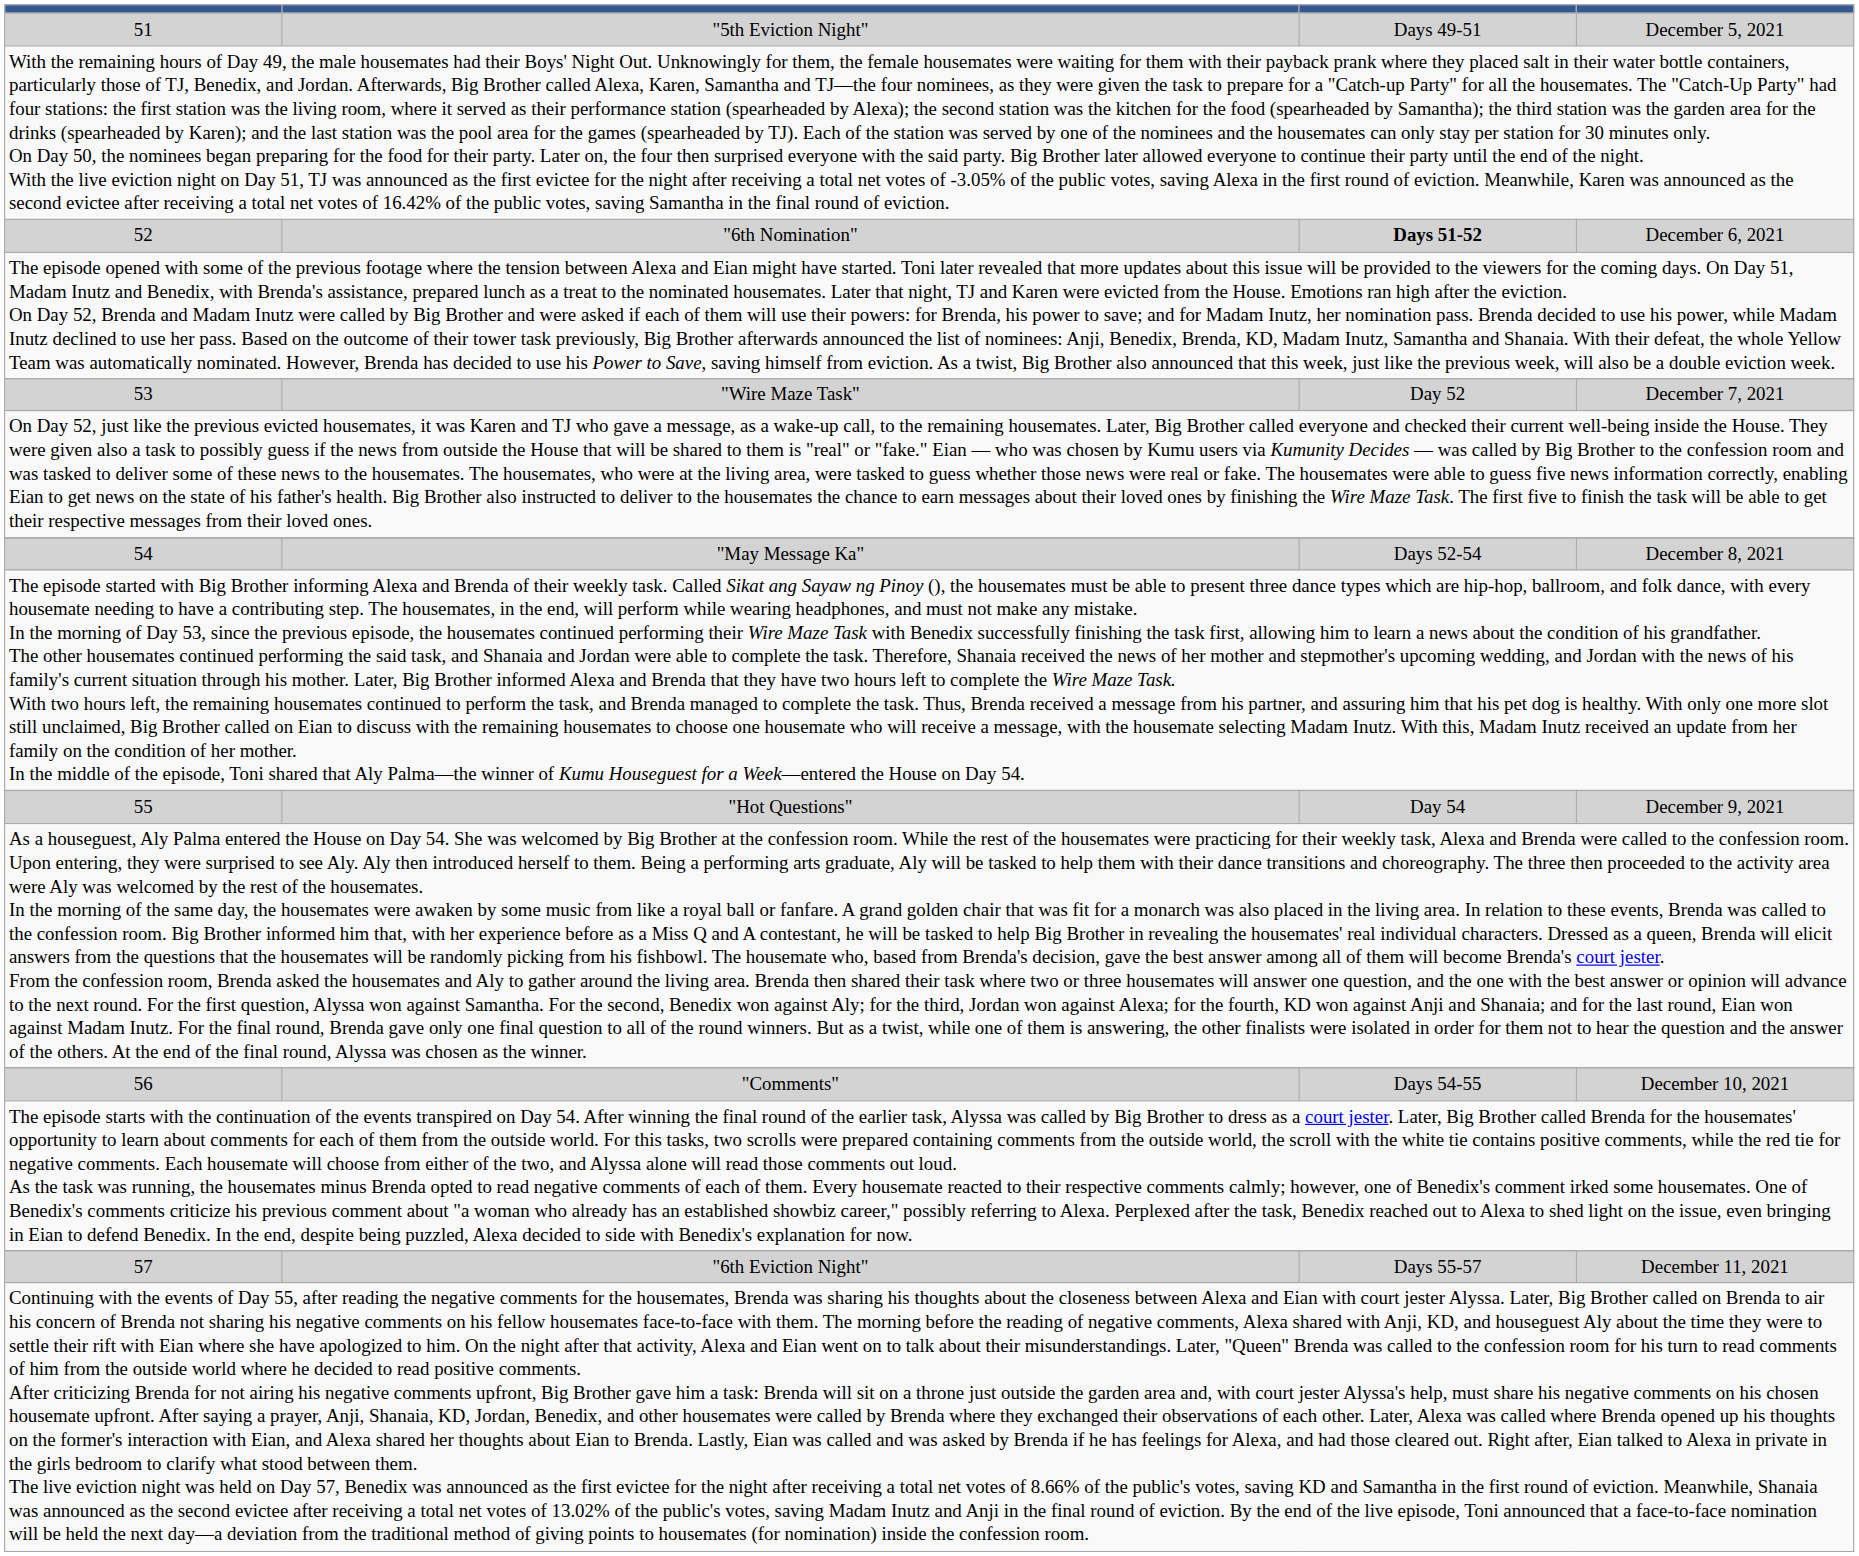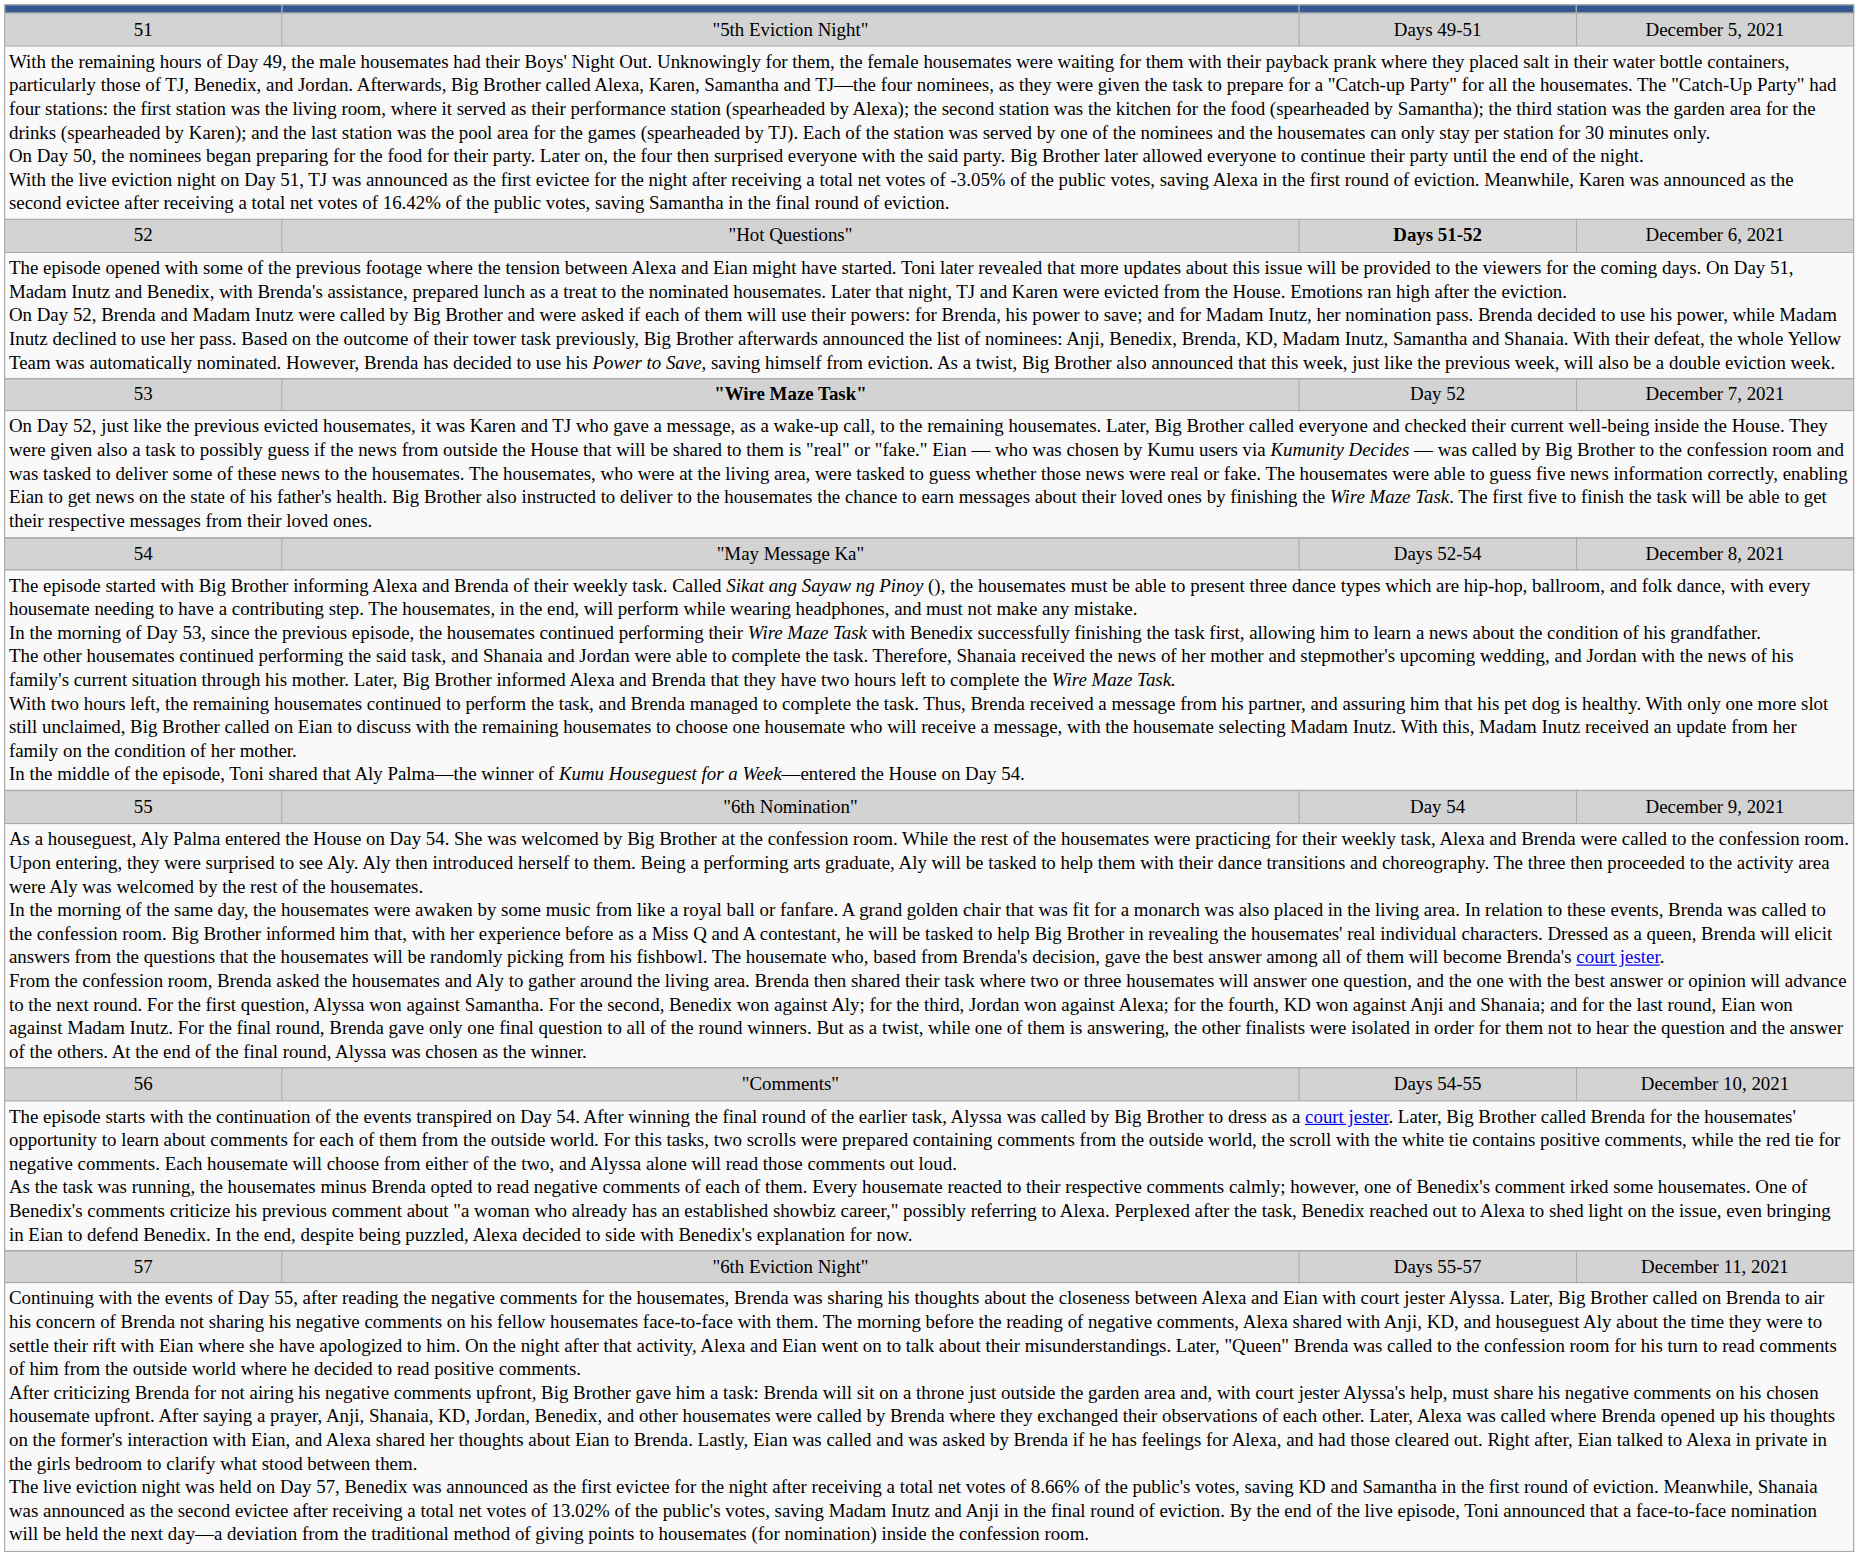(790, 235) "6th Nomination" -> (790, 235) "Hot Questions"
(790, 394) normal -> (790, 394) bold
(790, 806) "Hot Questions" -> (790, 806) "6th Nomination"
